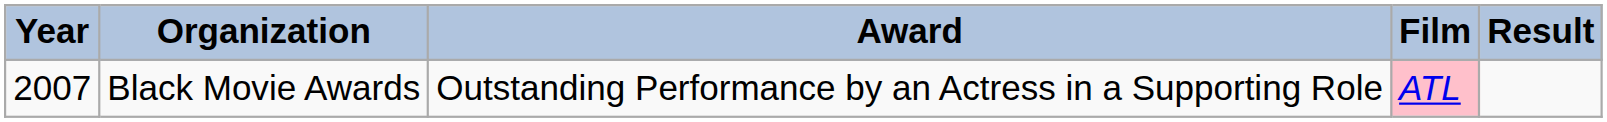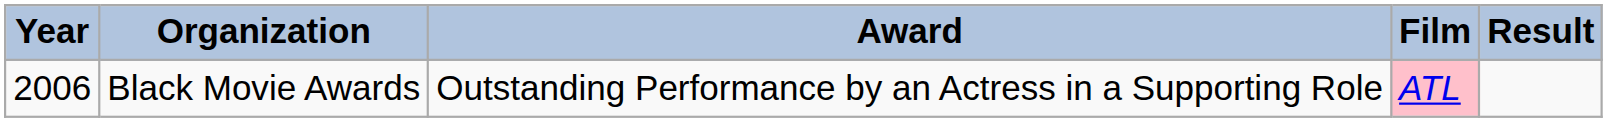(52, 87) 2007 -> (52, 87) 2006
